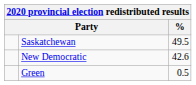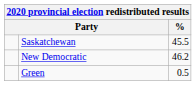(181, 42) 49.5 -> (181, 42) 45.5
(181, 57) 42.6 -> (181, 57) 46.2
